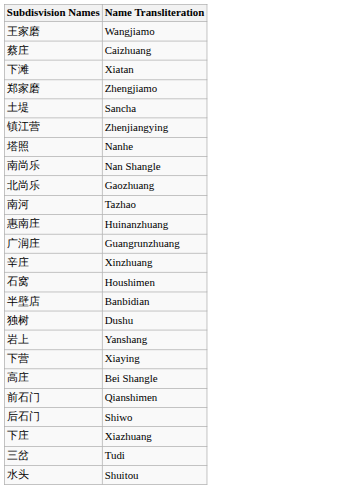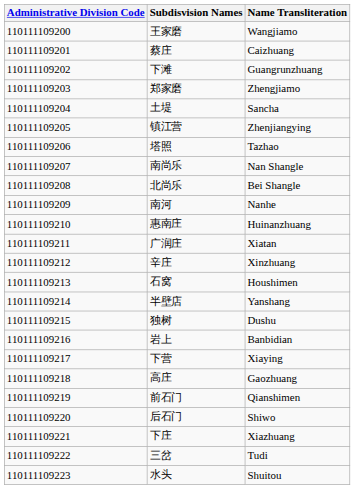+ column: (76, 13)
(119, 69) Xiatan -> (285, 69) Guangrunzhuang
(119, 147) Nanhe -> (263, 147) Tazhao
(129, 185) Gaozhuang -> (274, 185) Bei Shangle
(120, 205) Tazhao -> (262, 205) Nanhe
(142, 243) Guangrunzhuang -> (262, 243) Xiatan
(127, 301) Banbidian -> (269, 301) Yanshang
(126, 340) Yanshang -> (270, 340) Banbidian
(131, 378) Bei Shangle -> (272, 378) Gaozhuang
